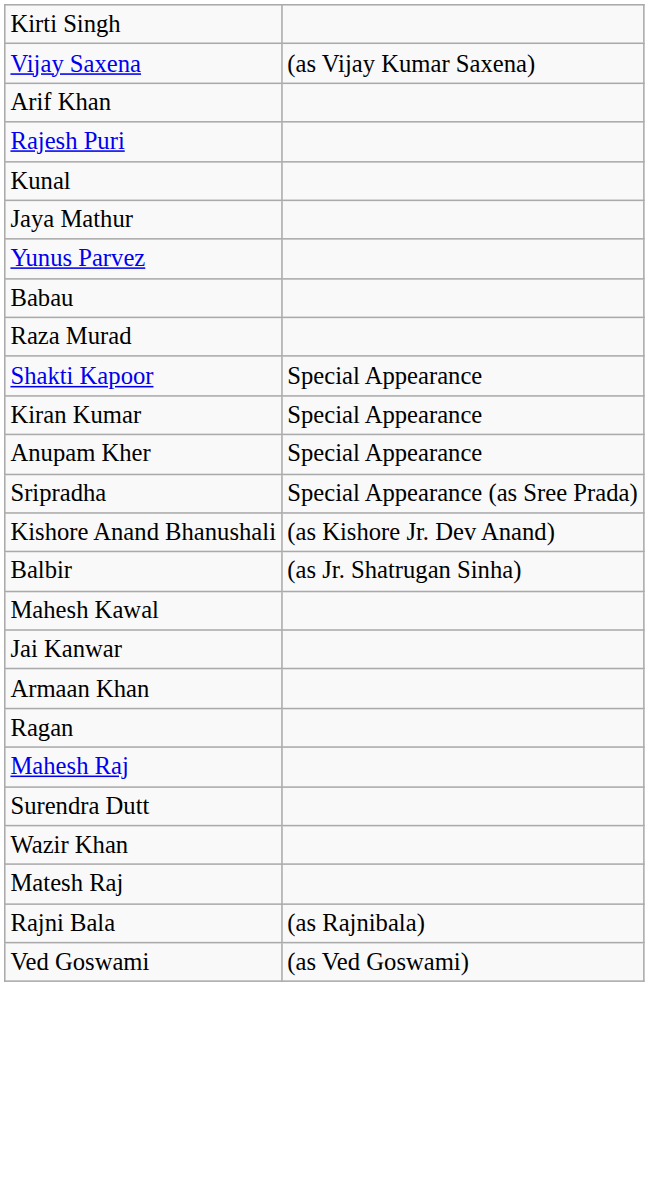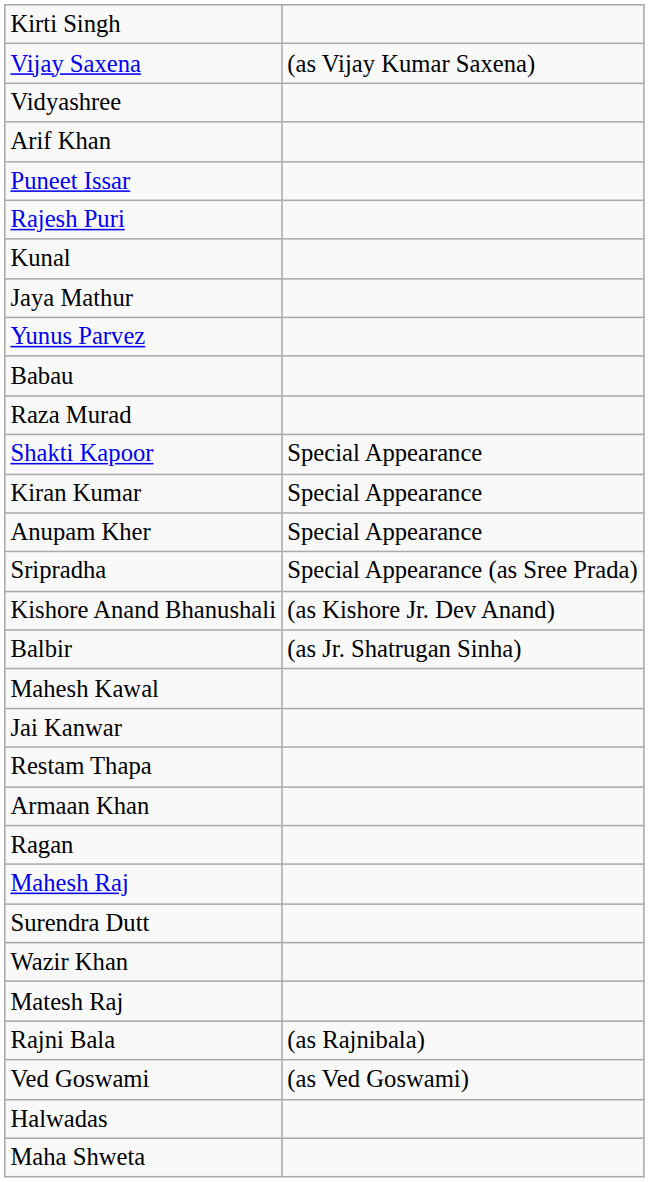+ row: (66, 102)
+ row: (70, 180)
+ row: (81, 766)
+ row: (59, 1118)
+ row: (78, 1157)
